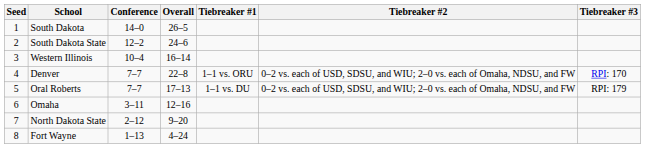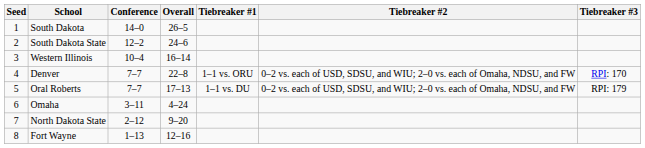(178, 105) 12–16 -> (178, 105) 4–24
(178, 136) 4–24 -> (178, 136) 12–16
